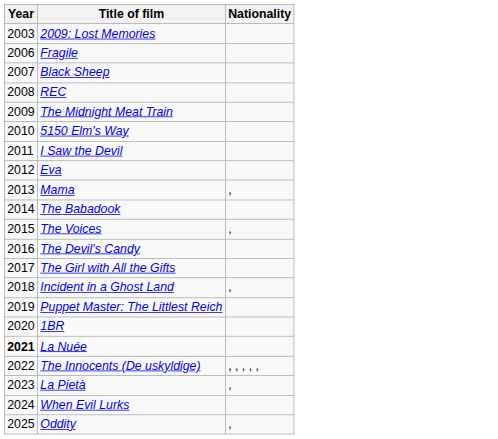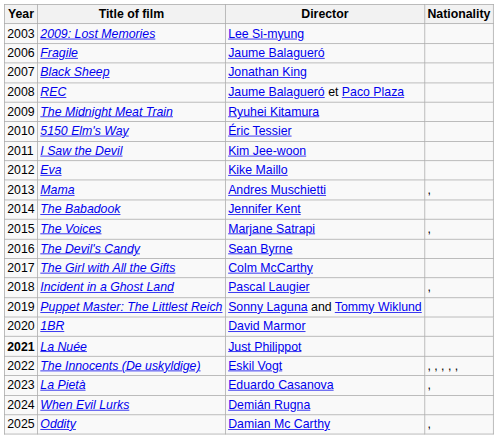+ column: (325, 14)
